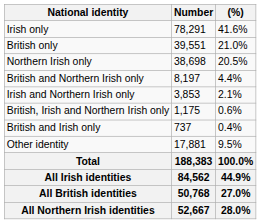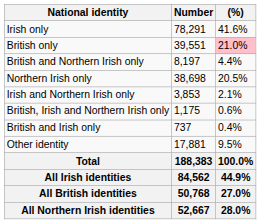(233, 45) no background -> (233, 45) pink background
rows swapped: (49, 62) <-> (75, 78)
